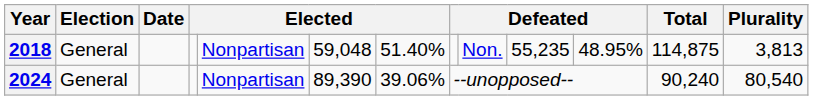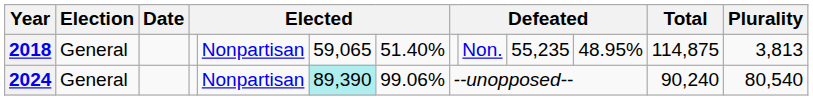(342, 49) 59,048 -> (342, 49) 59,065
(342, 79) no background -> (342, 79) paleturquoise background
(413, 79) 39.06% -> (413, 79) 99.06%
